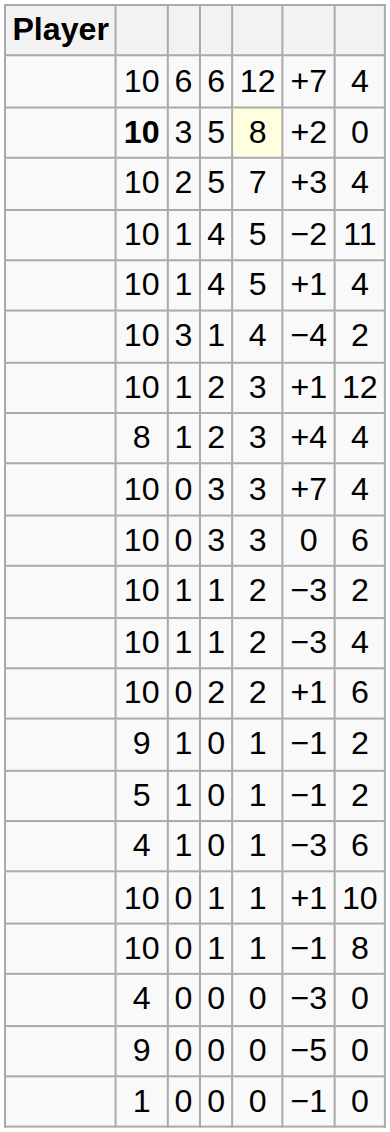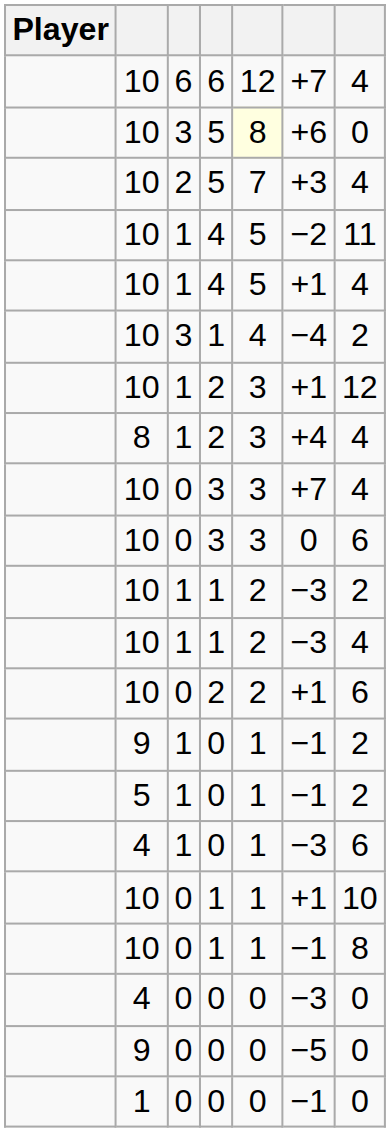(142, 132) bold -> (142, 132) normal
(309, 132) +2 -> (309, 132) +6
